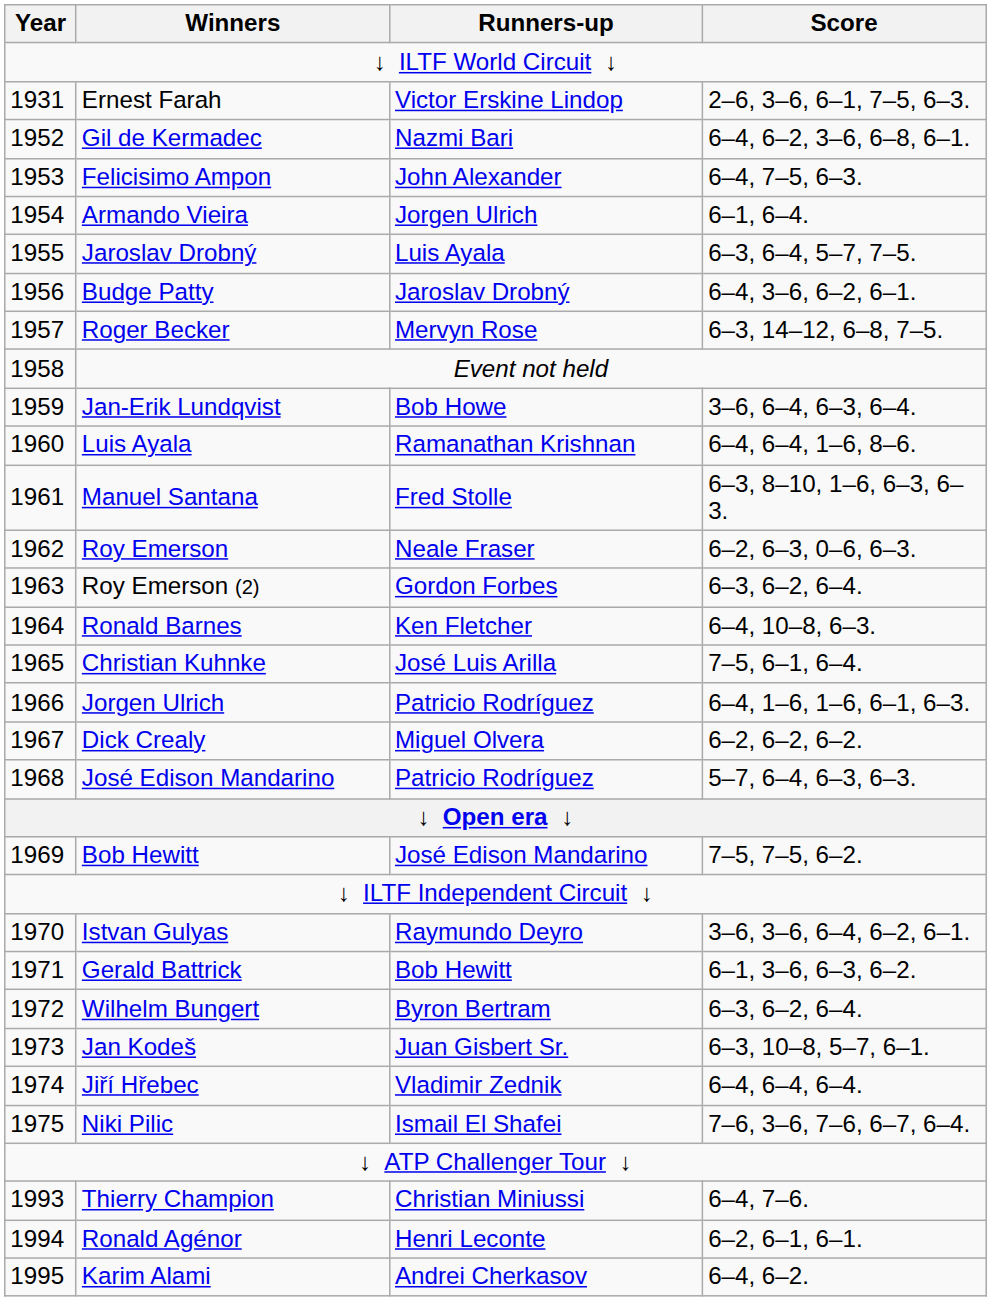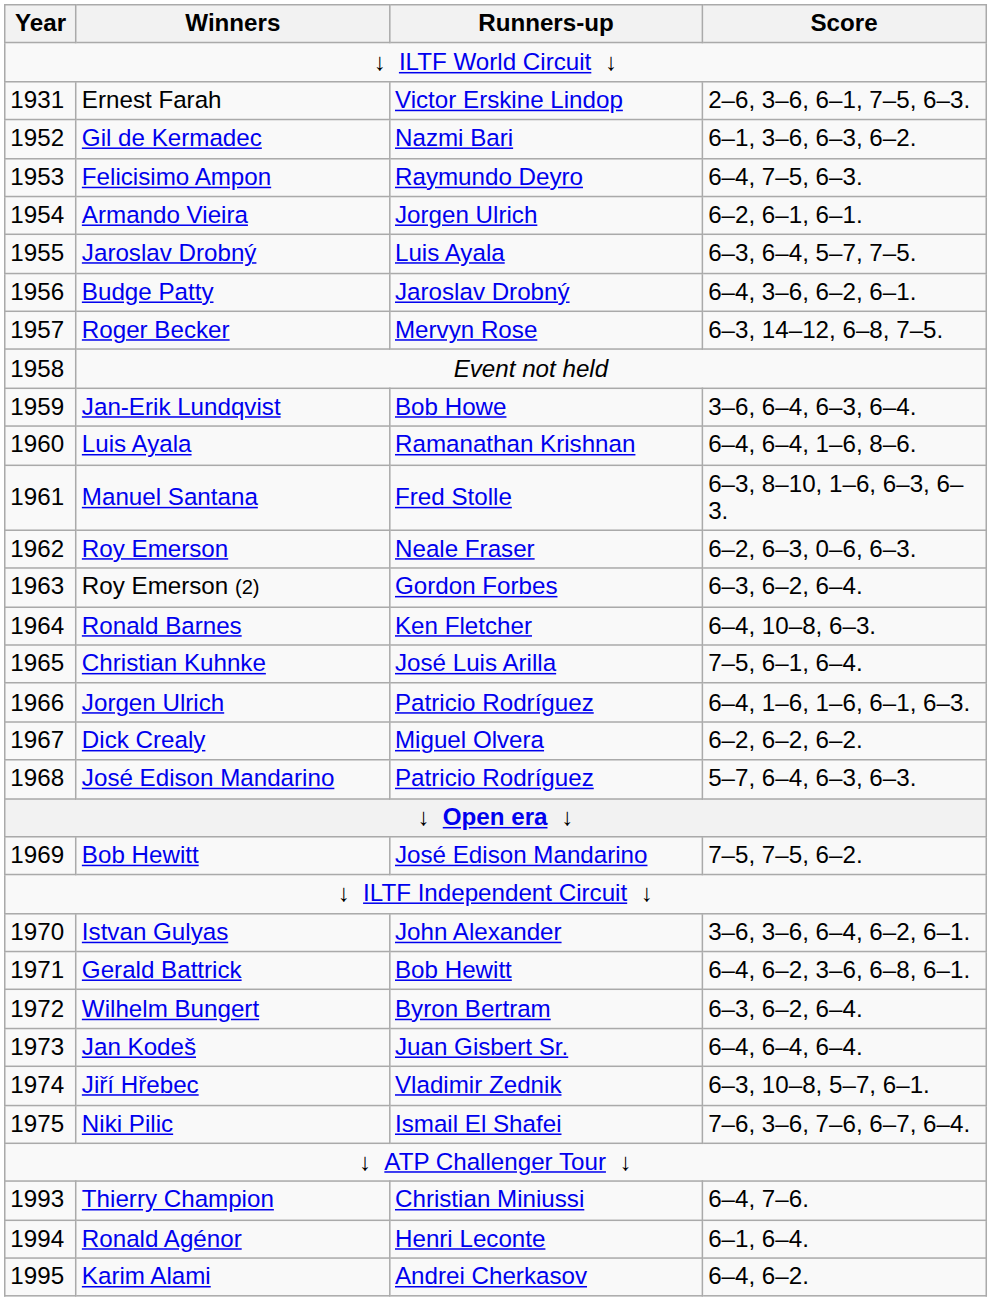(839, 138) 6–4, 6–2, 3–6, 6–8, 6–1. -> (812, 138) 6–1, 3–6, 6–3, 6–2.
(478, 176) John Alexander -> (489, 176) Raymundo Deyro
(759, 215) 6–1, 6–4. -> (785, 215) 6–2, 6–1, 6–1.
(489, 932) Raymundo Deyro -> (478, 932) John Alexander
(812, 970) 6–1, 3–6, 6–3, 6–2. -> (839, 970) 6–4, 6–2, 3–6, 6–8, 6–1.
(819, 1047) 6–3, 10–8, 5–7, 6–1. -> (785, 1047) 6–4, 6–4, 6–4.
(785, 1085) 6–4, 6–4, 6–4. -> (819, 1085) 6–3, 10–8, 5–7, 6–1.
(785, 1238) 6–2, 6–1, 6–1. -> (759, 1238) 6–1, 6–4.
